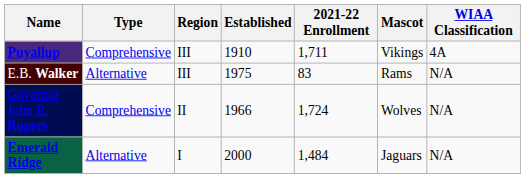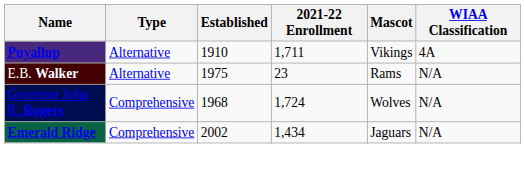- column: (198, 22)
(128, 52) Comprehensive -> (140, 52) Alternative
(305, 73) 83 -> (281, 73) 23
(238, 110) 1966 -> (214, 102) 1968
(116, 155) Alternative -> (152, 132) Comprehensive
(238, 155) 2000 -> (214, 132) 2002
(313, 155) 1,484 -> (289, 132) 1,434
